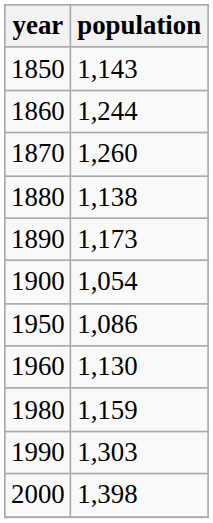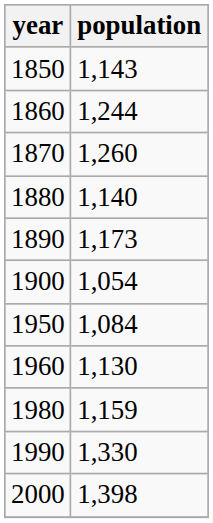(107, 196) 1,138 -> (107, 196) 1,140
(107, 324) 1,086 -> (107, 324) 1,084
(107, 452) 1,303 -> (107, 452) 1,330
